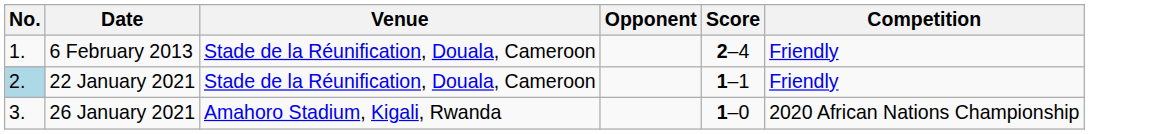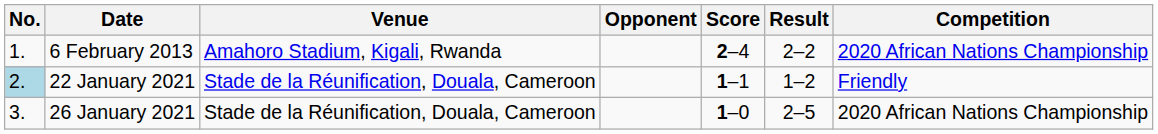+ column: (799, 19)
(400, 50) Stade de la Réunification, Douala, Cameroon -> (353, 50) Amahoro Stadium, Kigali, Rwanda
(804, 50) Friendly -> (993, 50) 2020 African Nations Championship
(353, 112) Amahoro Stadium, Kigali, Rwanda -> (400, 112) Stade de la Réunification, Douala, Cameroon
